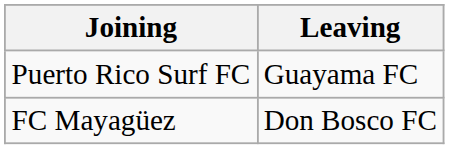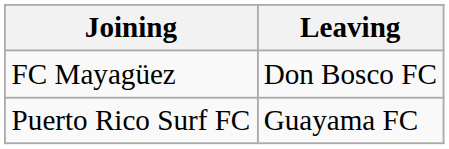rows swapped: (94, 119) <-> (131, 73)
